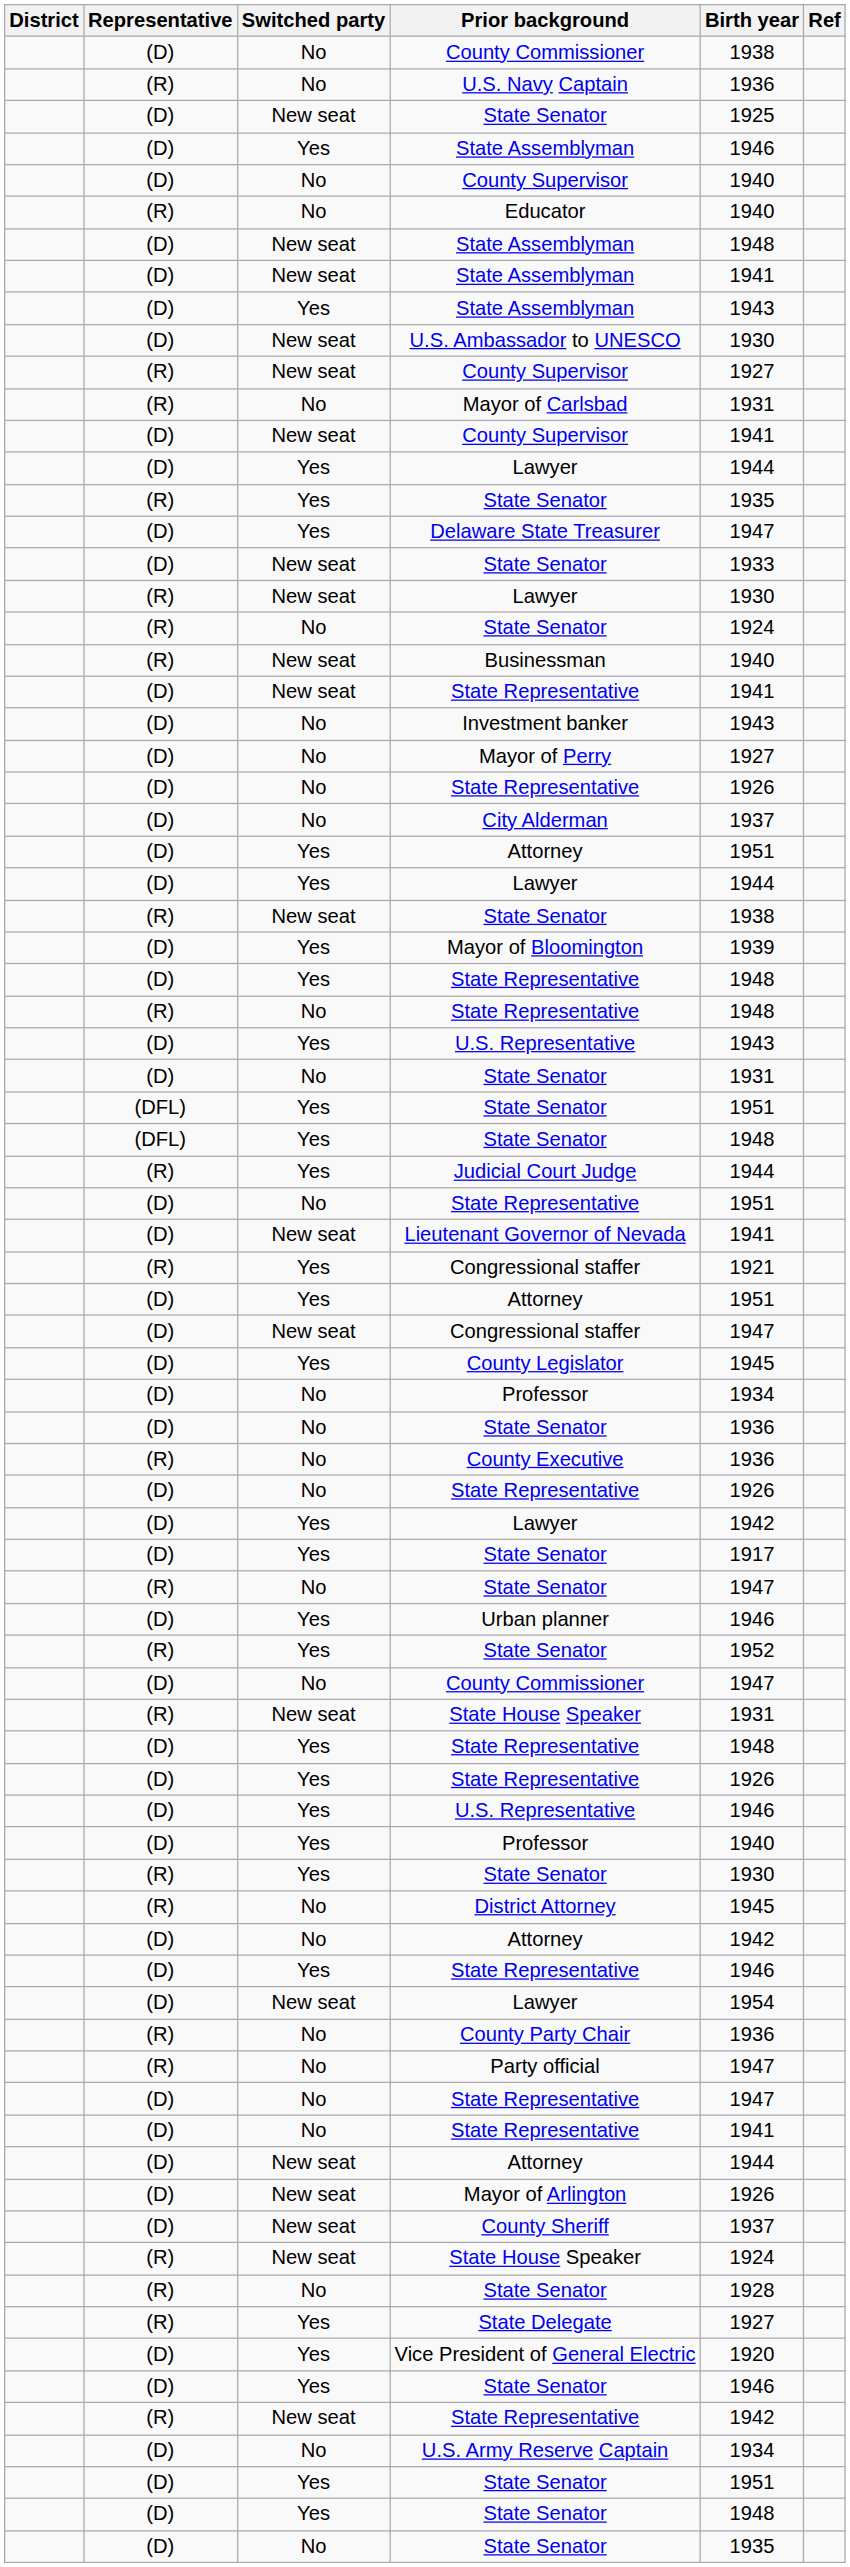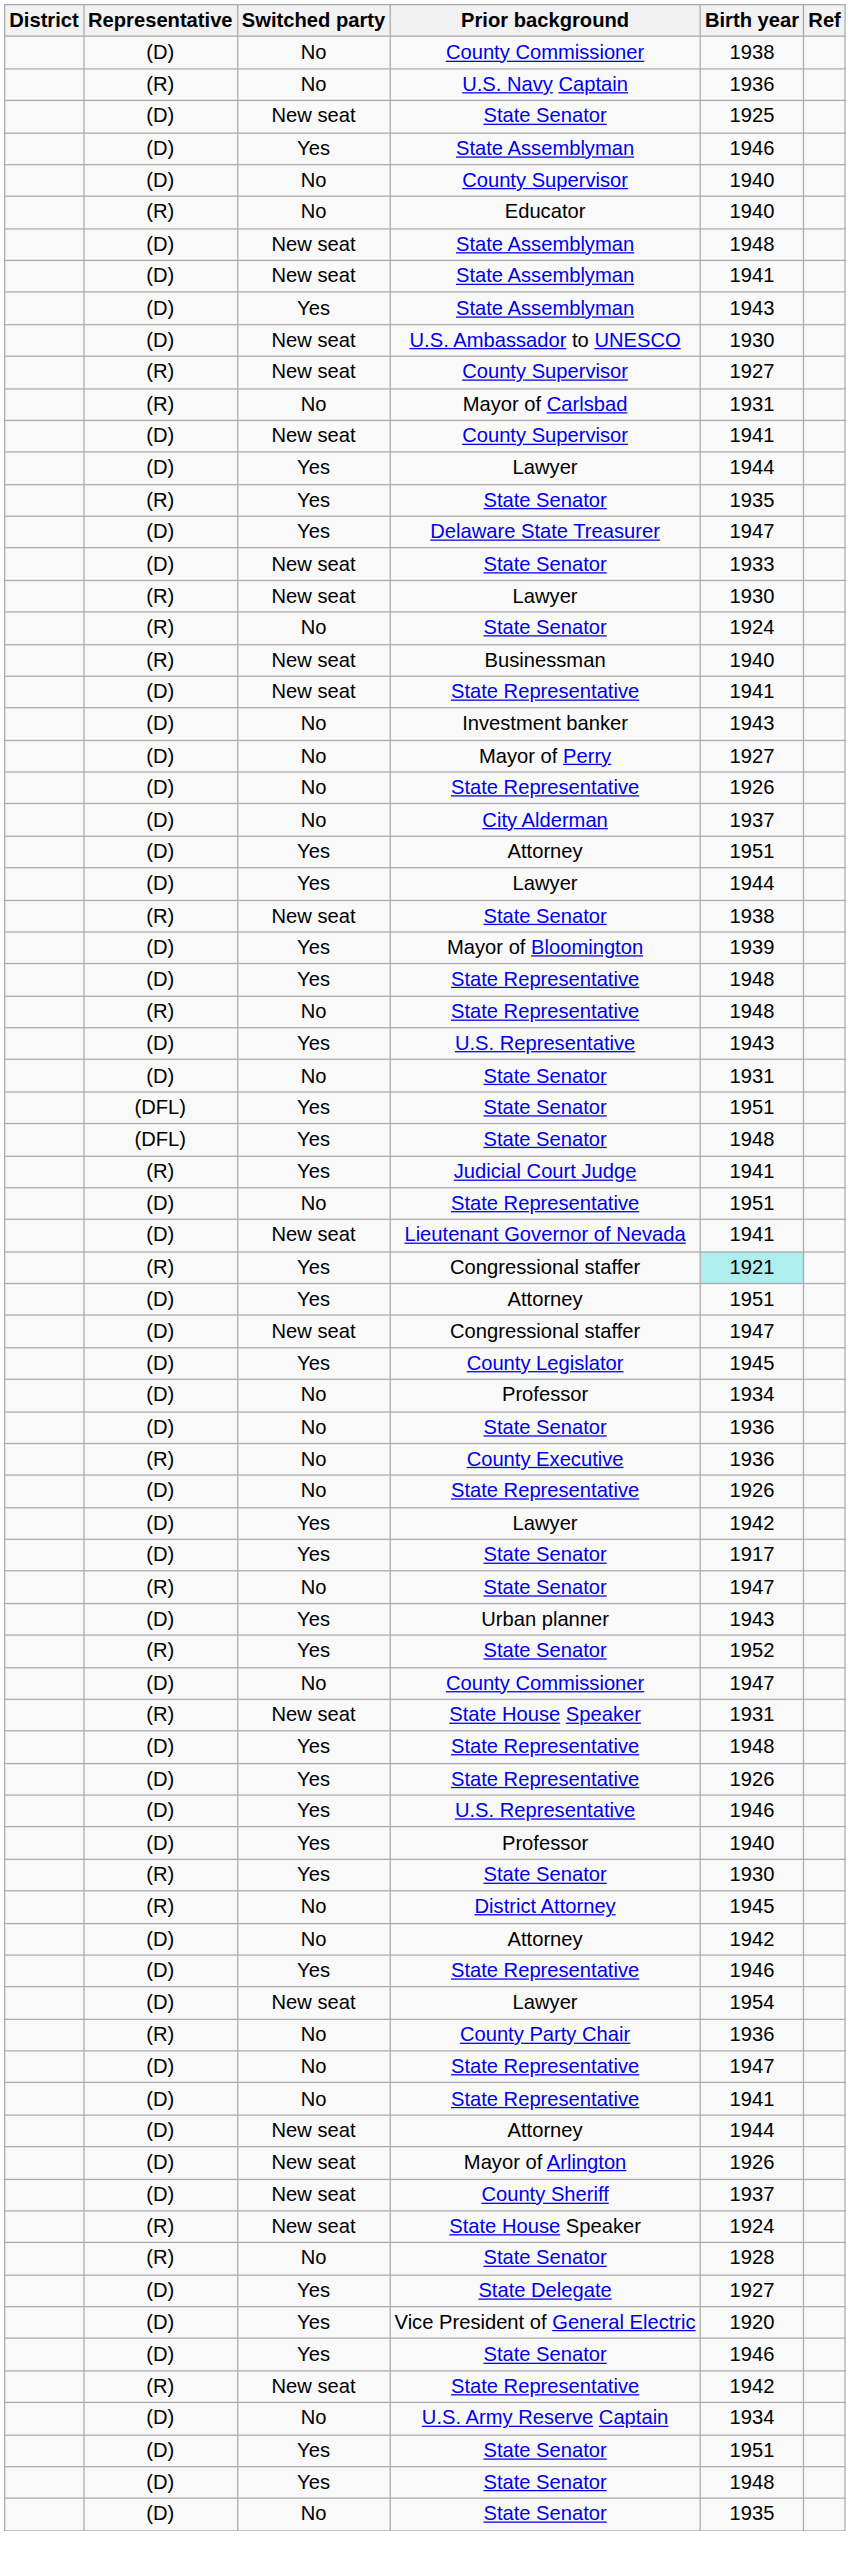(752, 1171) 1944 -> (752, 1171) 1941
(752, 1267) no background -> (752, 1267) paleturquoise background
(752, 1619) 1946 -> (752, 1619) 1943
- row: (314, 2066)
(160, 2322) (R) -> (160, 2290) (D)
